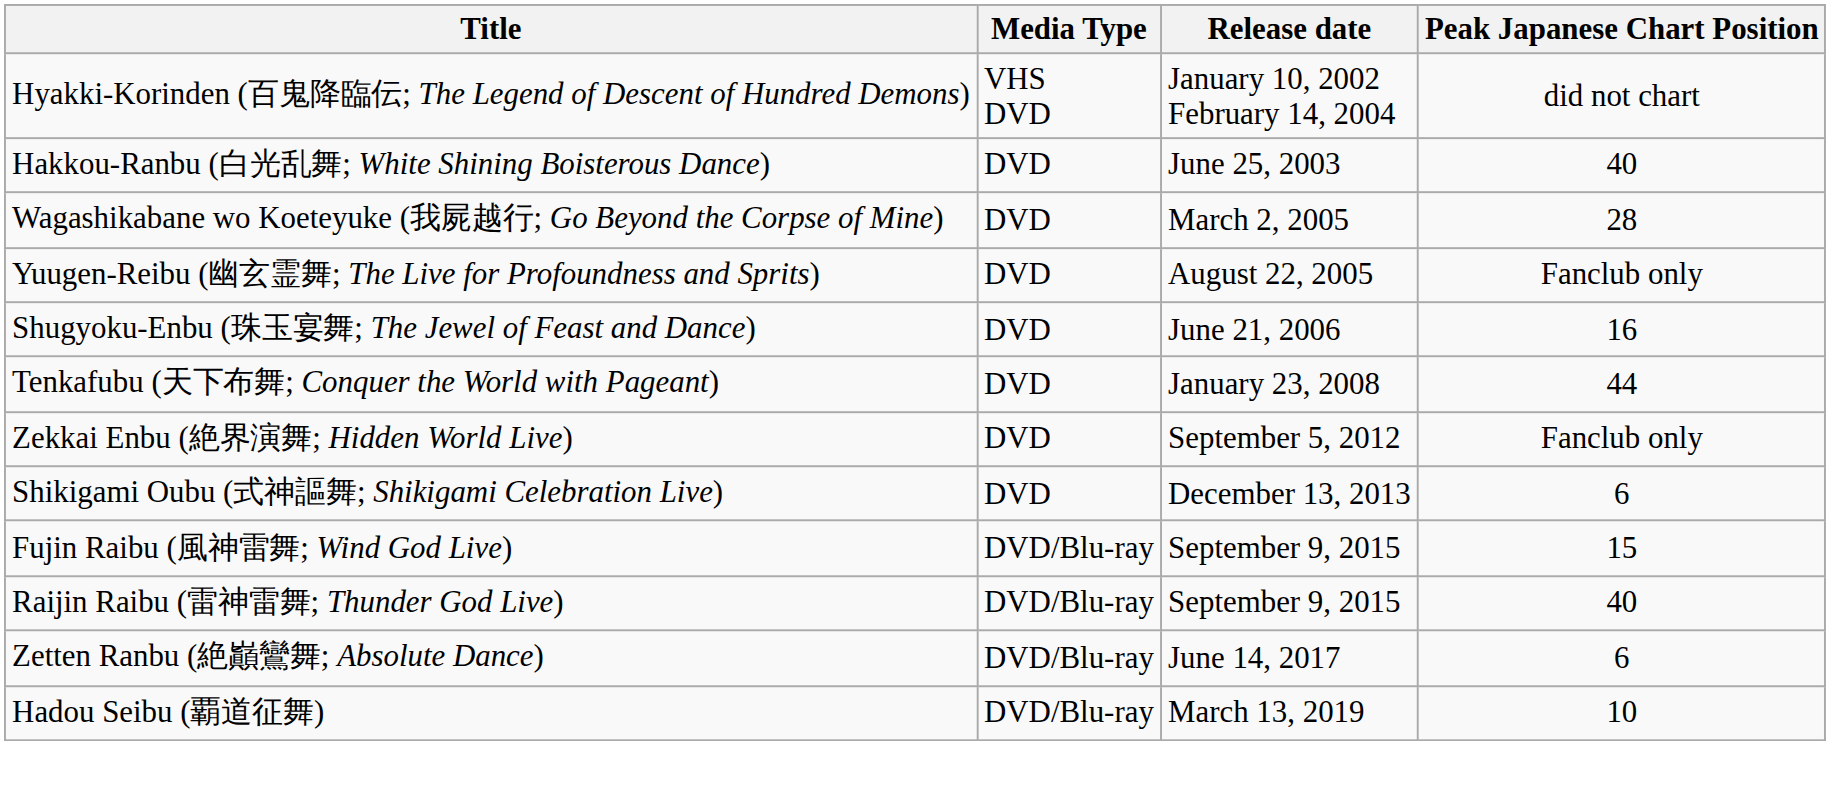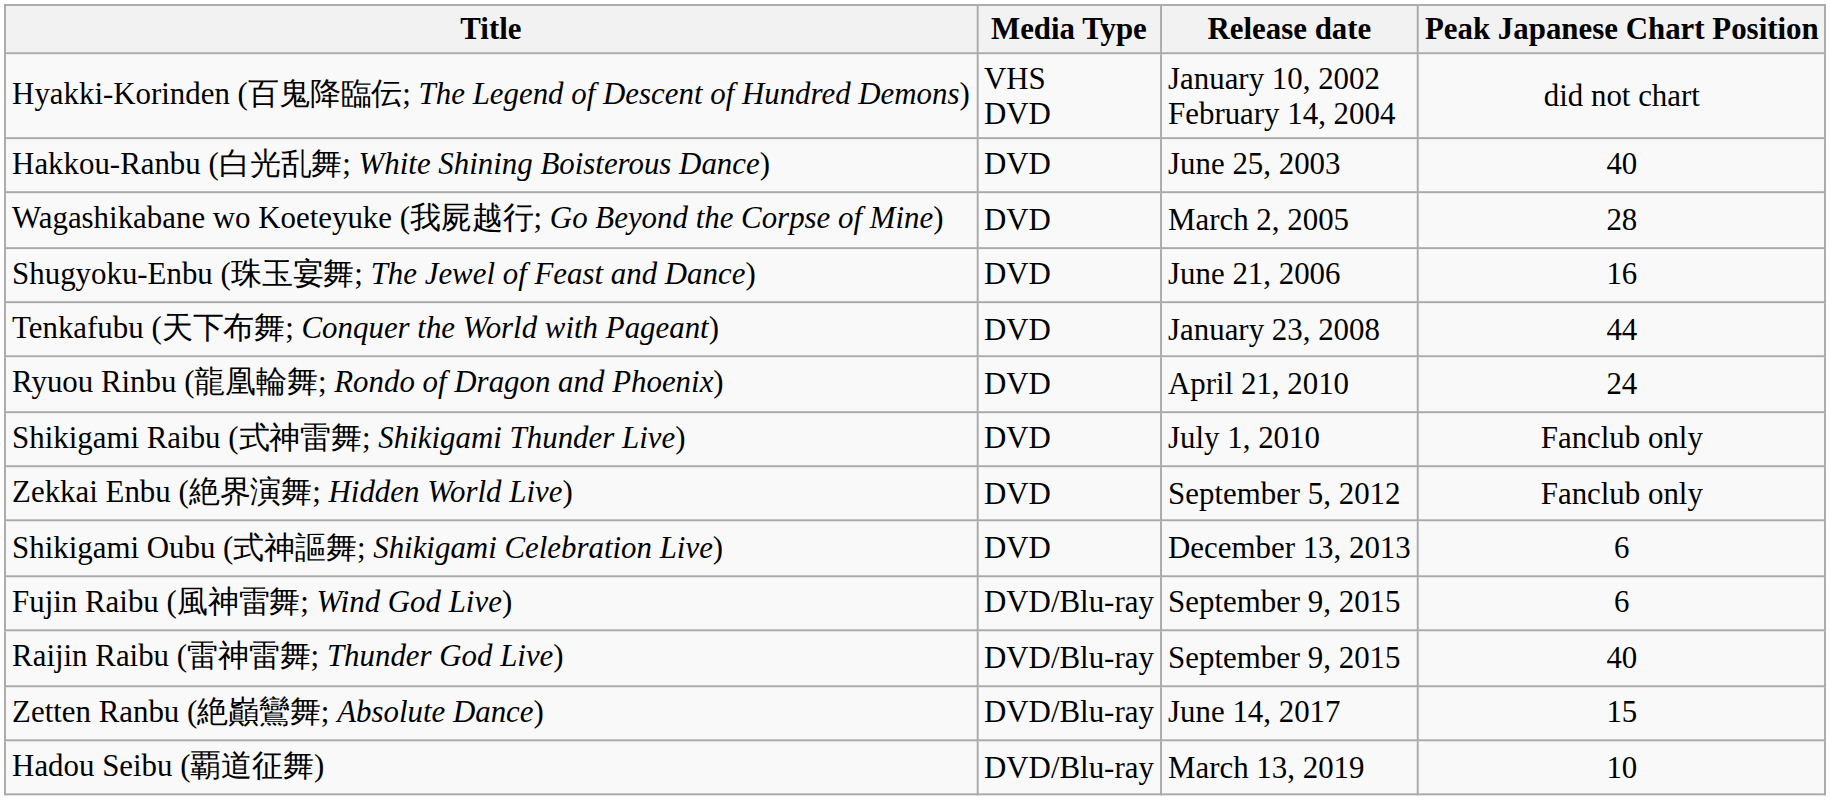- row: (416, 273)
+ row: (368, 382)
+ row: (349, 437)
(1622, 547) 15 -> (1622, 602) 6
(1622, 657) 6 -> (1622, 712) 15
